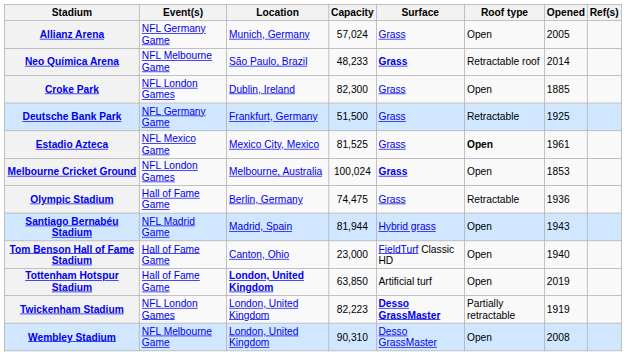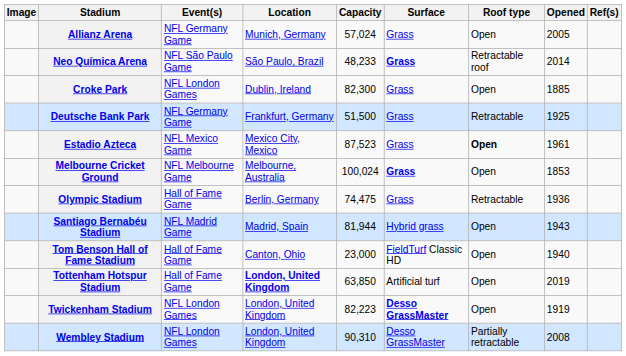+ column: (22, 13)
(177, 62) NFL Melbourne Game -> (198, 62) NFL São Paulo Game
(352, 145) 81,525 -> (360, 145) 87,523
(170, 172) NFL London Games -> (199, 172) NFL Melbourne Game
(491, 310) Partially retractable -> (483, 310) Open
(177, 337) NFL Melbourne Game -> (192, 337) NFL London Games
(479, 337) Open -> (495, 337) Partially retractable
